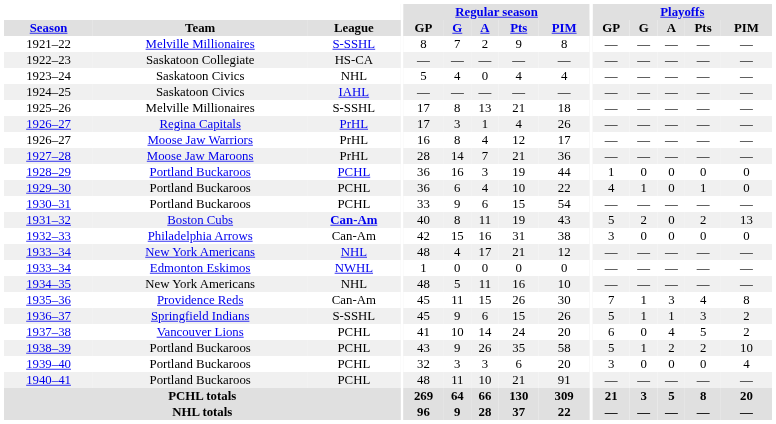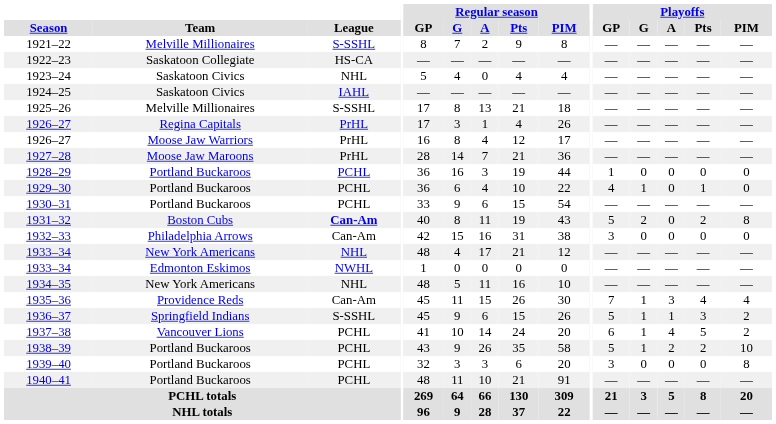(747, 220) 13 -> (746, 220) 8
(746, 300) 8 -> (746, 300) 4
(644, 332) 0 -> (644, 332) 1
(746, 364) 4 -> (746, 364) 8
